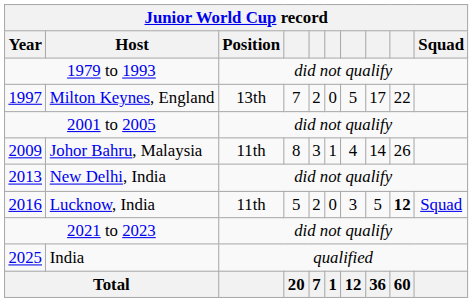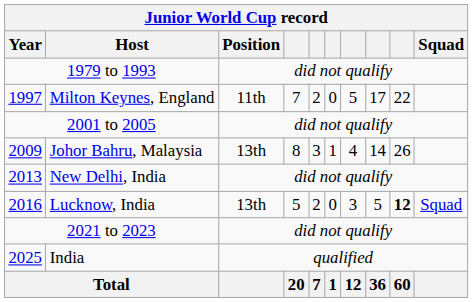(251, 97) 13th -> (251, 97) 11th
(251, 151) 11th -> (251, 151) 13th
(251, 204) 11th -> (251, 204) 13th
